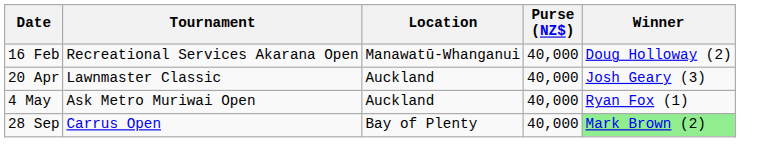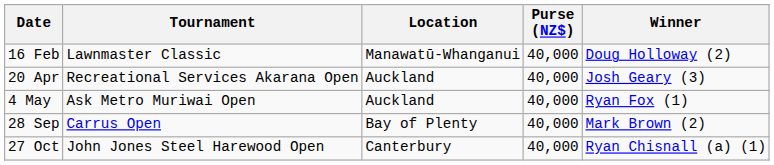(213, 56) Recreational Services Akarana Open -> (144, 56) Lawnmaster Classic
(144, 79) Lawnmaster Classic -> (213, 79) Recreational Services Akarana Open
(646, 125) lightgreen background -> (646, 125) no background
+ row: (34, 148)
